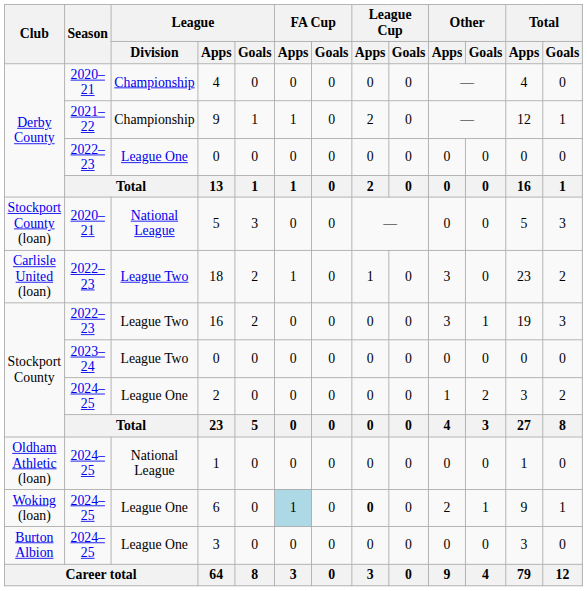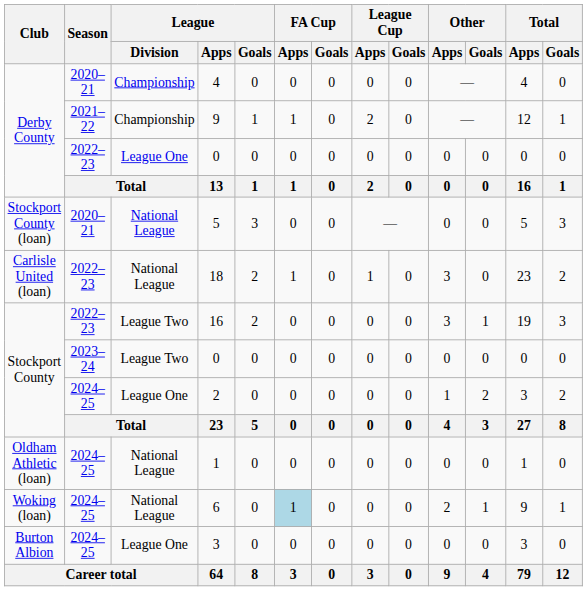(154, 276) League Two -> (154, 276) National League
(154, 508) League One -> (154, 508) National League
(370, 508) bold -> (370, 508) normal
